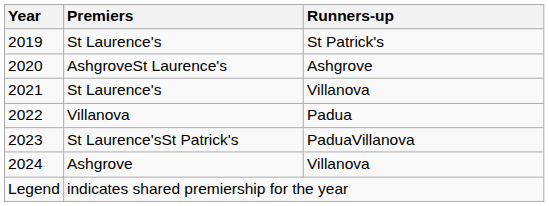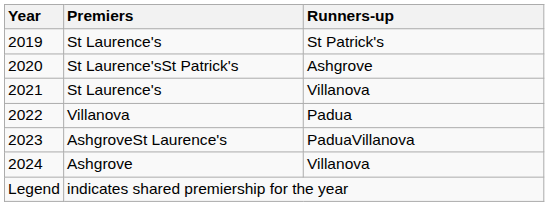(147, 66) AshgroveSt Laurence's -> (153, 66) St Laurence'sSt Patrick's
(153, 139) St Laurence'sSt Patrick's -> (147, 139) AshgroveSt Laurence's
